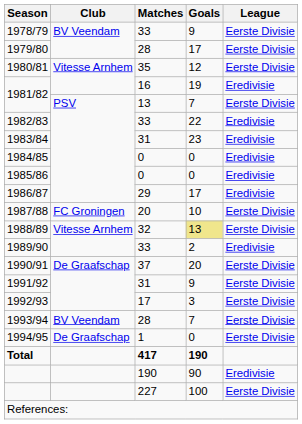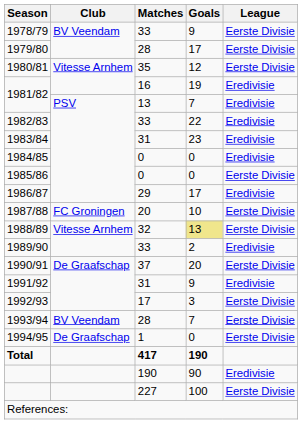(260, 103) Eerste Divisie -> (250, 103) Eredivisie
(250, 175) Eredivisie -> (260, 175) Eerste Divisie
(260, 283) Eerste Divisie -> (250, 283) Eredivisie
